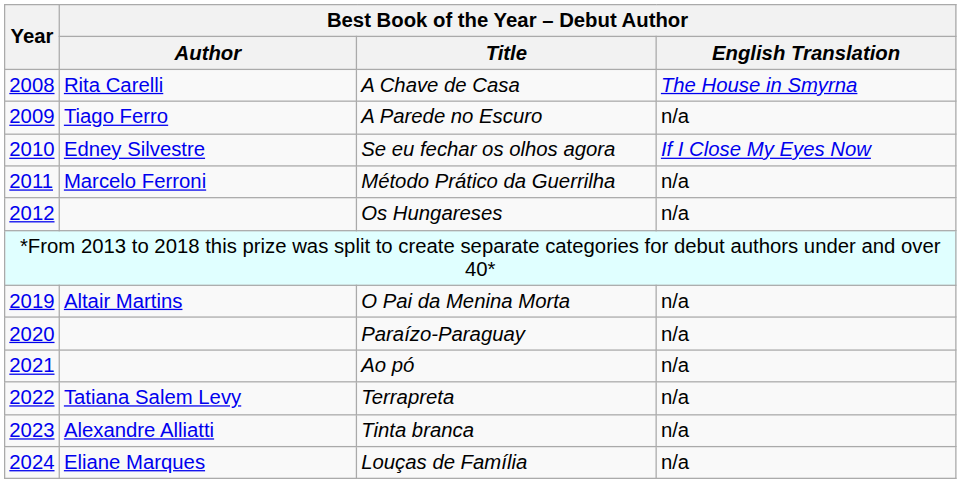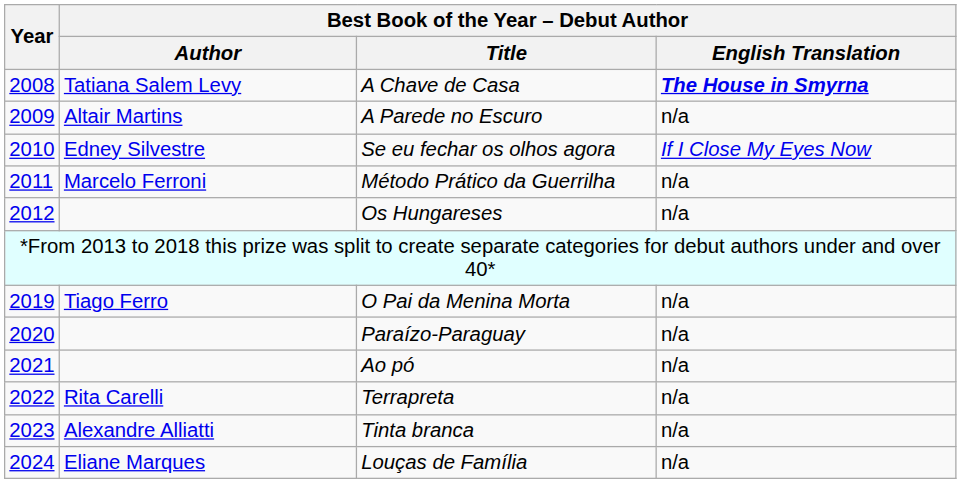(114, 85) Rita Carelli -> (153, 85) Tatiana Salem Levy
(759, 85) normal -> (765, 85) bold
(116, 117) Tiago Ferro -> (123, 117) Altair Martins
(123, 301) Altair Martins -> (116, 301) Tiago Ferro
(153, 397) Tatiana Salem Levy -> (114, 397) Rita Carelli
